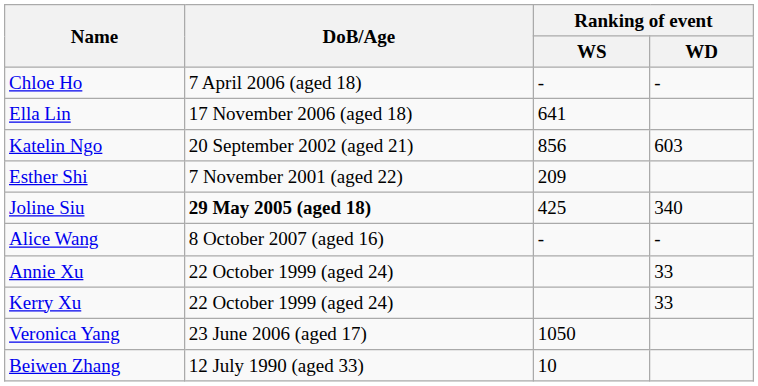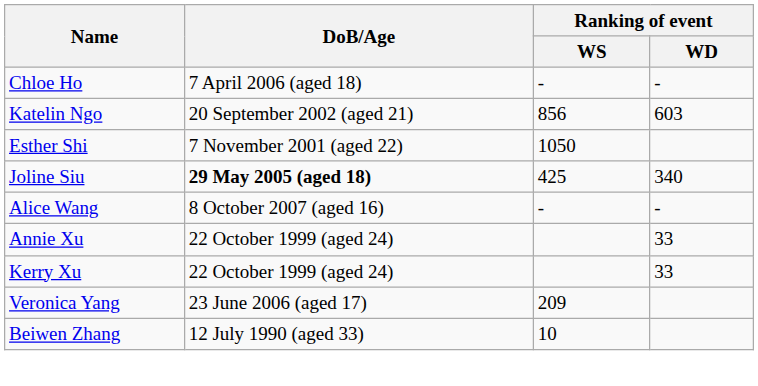- row: (40, 114)
(552, 176) 209 -> (557, 145) 1050
(557, 333) 1050 -> (552, 302) 209
